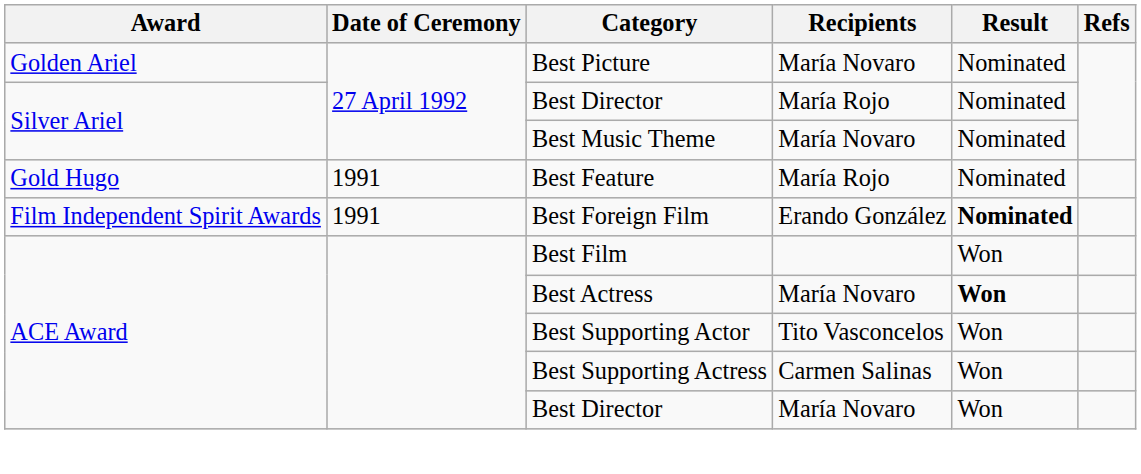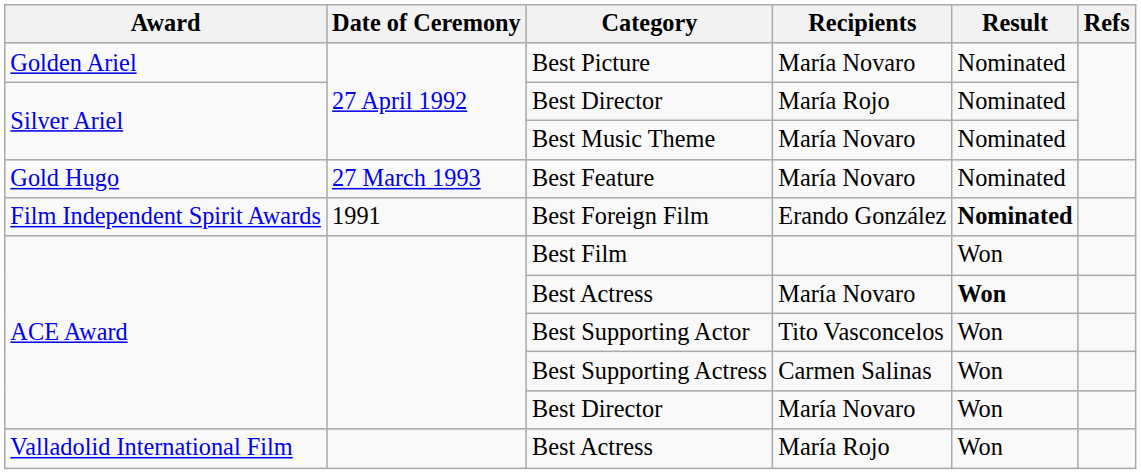(356, 178) 1991 -> (406, 178) 27 March 1993
(834, 178) María Rojo -> (847, 178) María Novaro
+ row: (152, 448)
